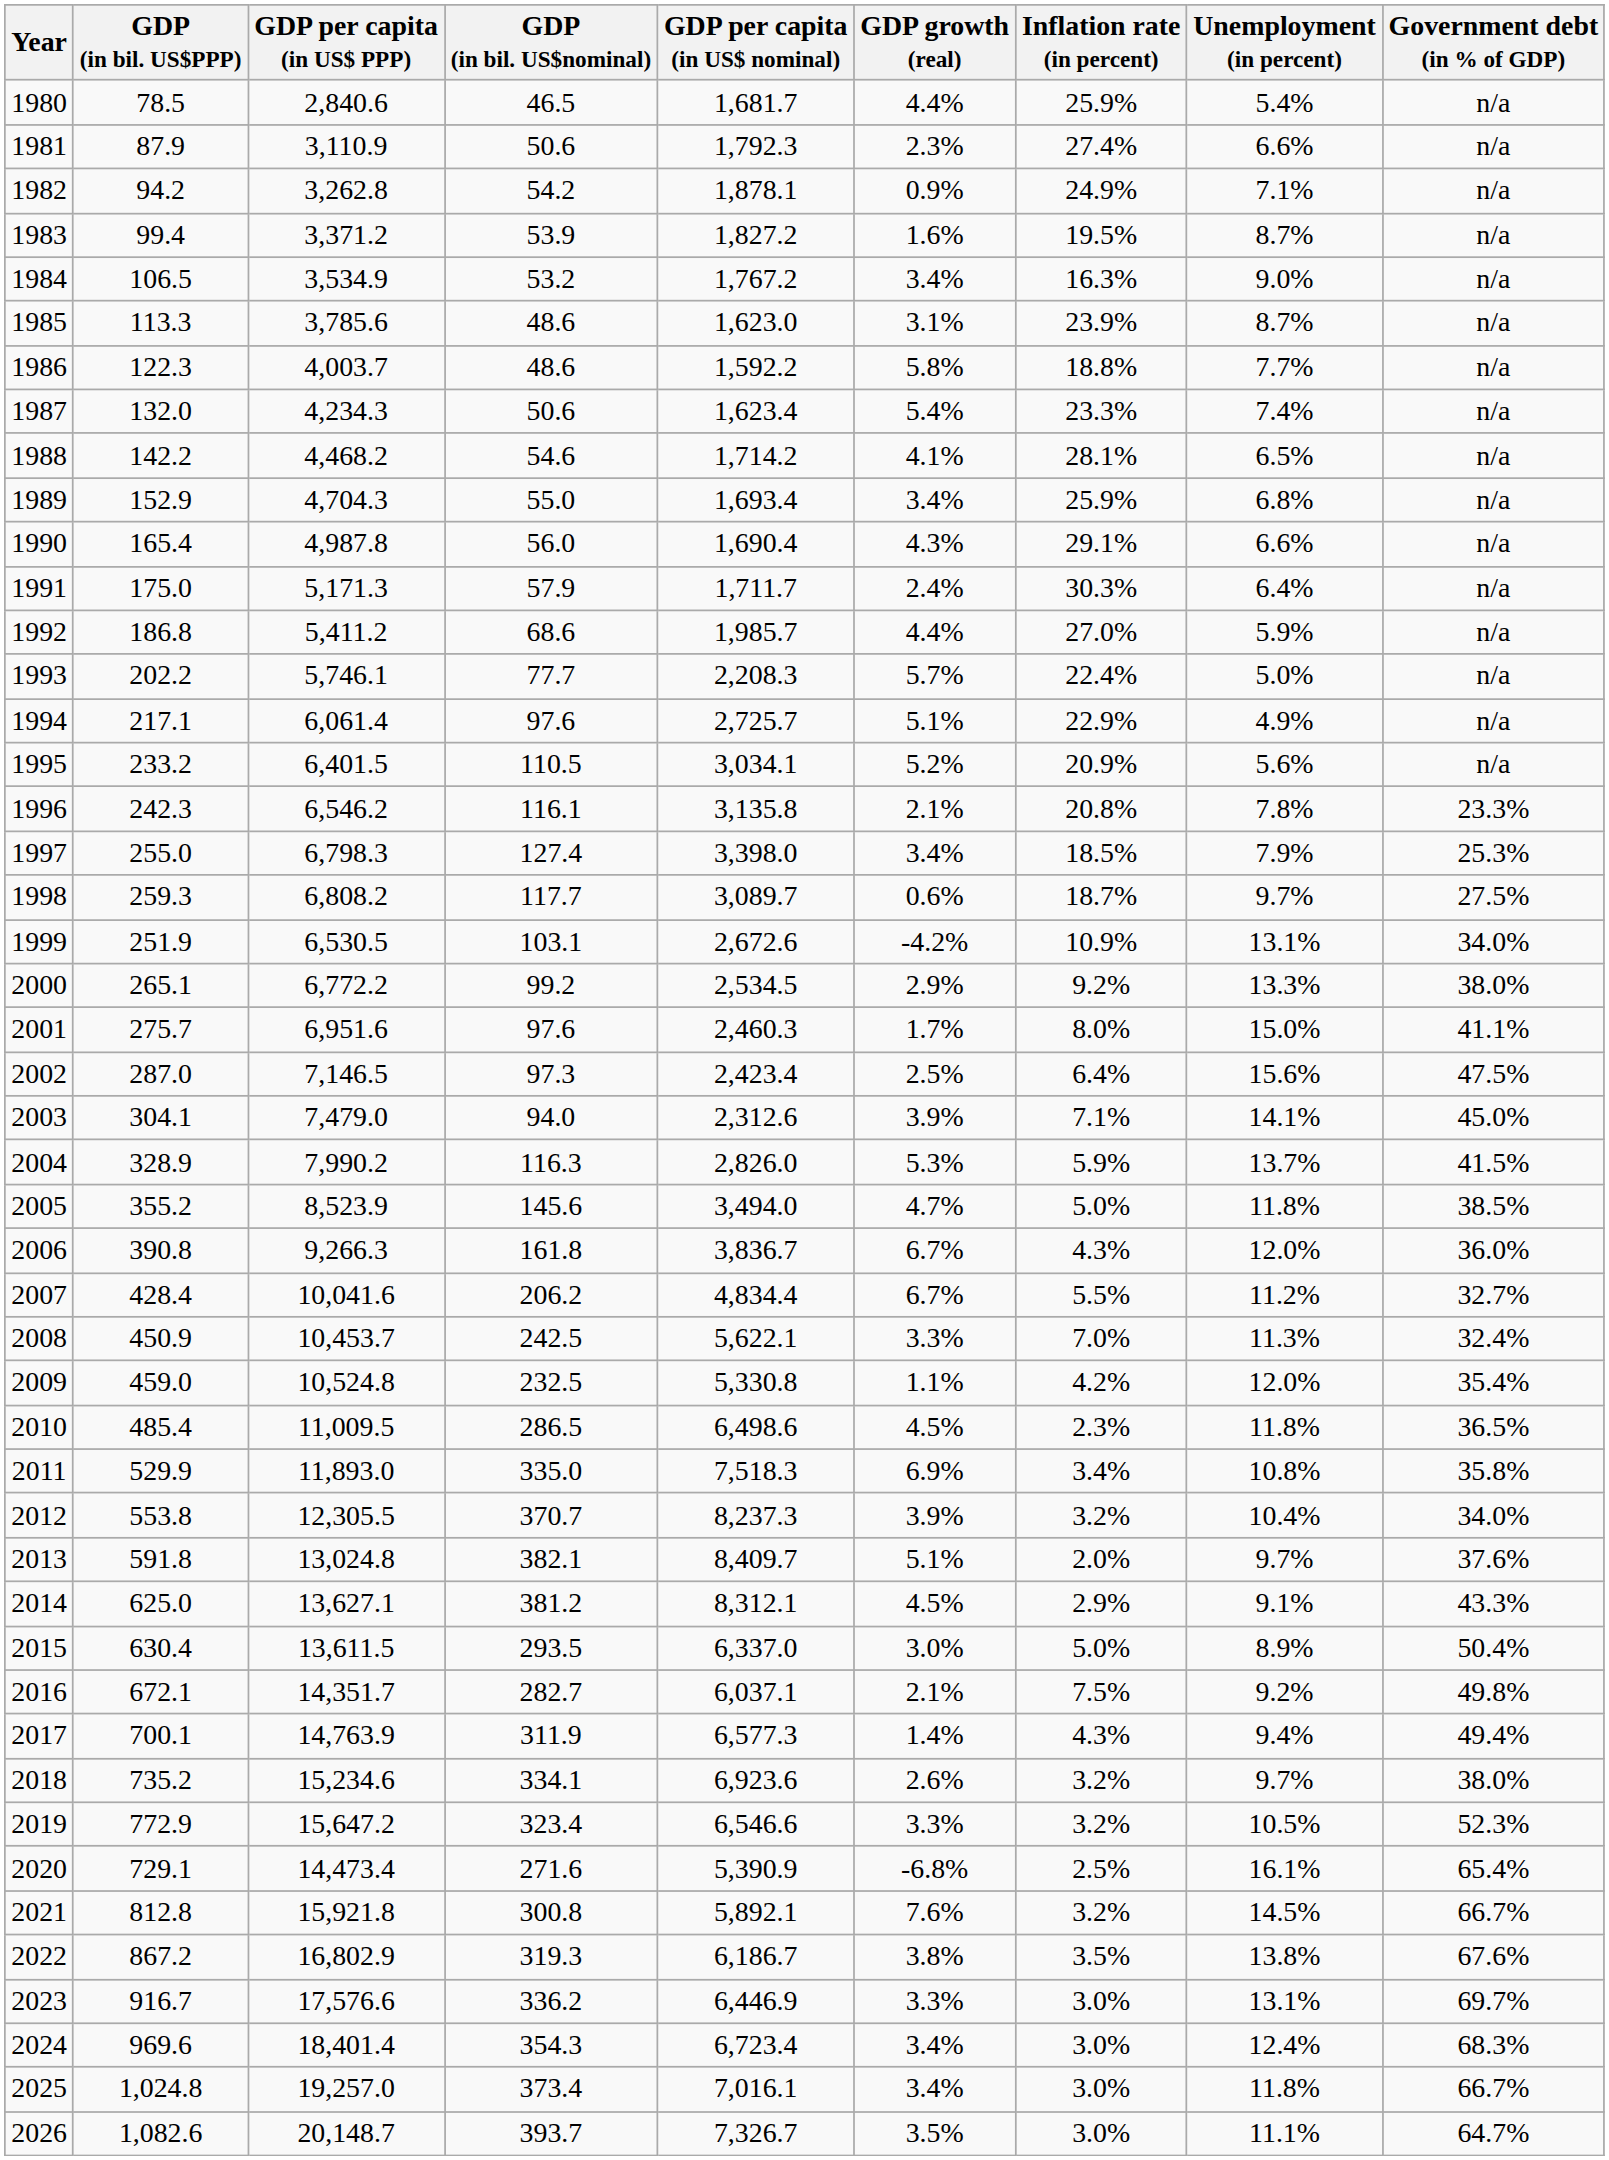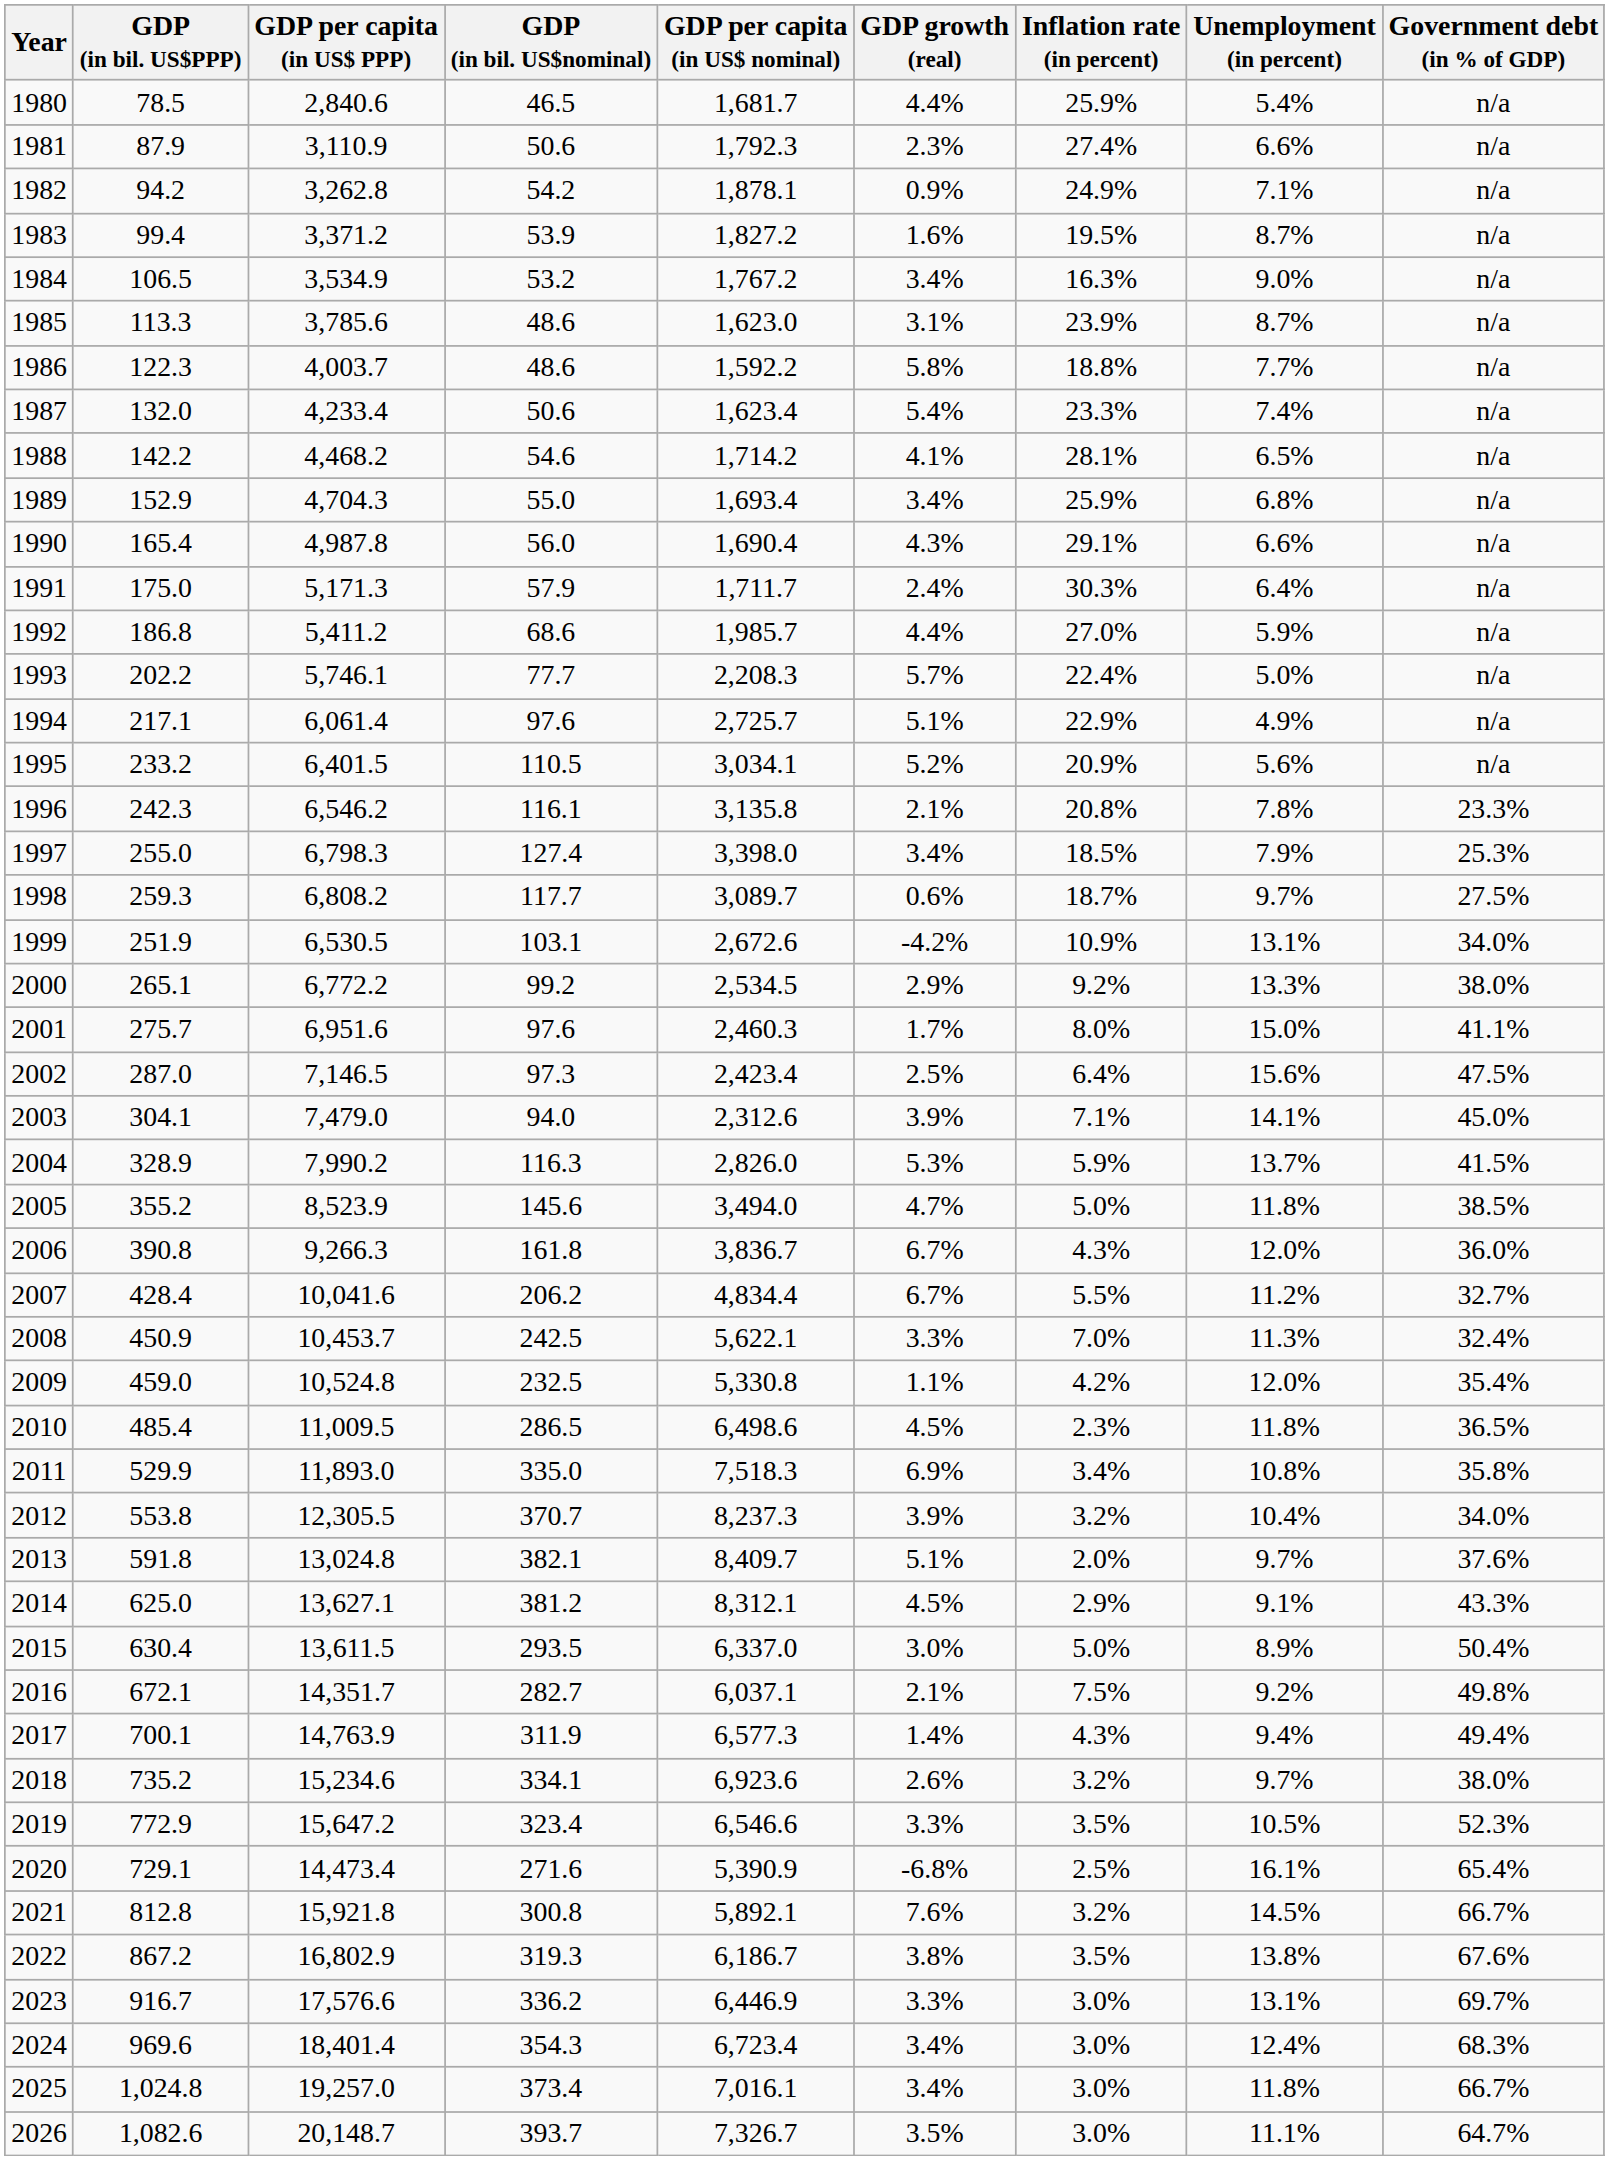(346, 411) 4,234.3 -> (346, 411) 4,233.4
(1101, 1823) 3.2% -> (1101, 1823) 3.5%
